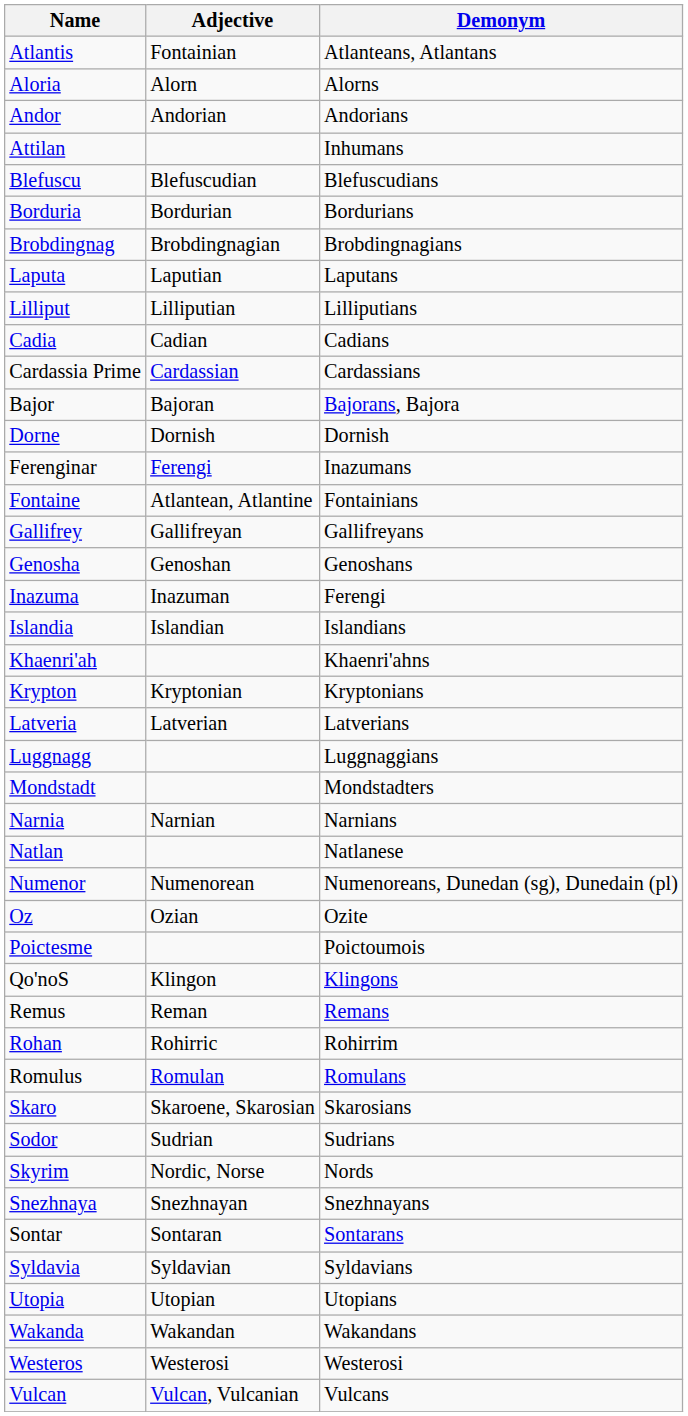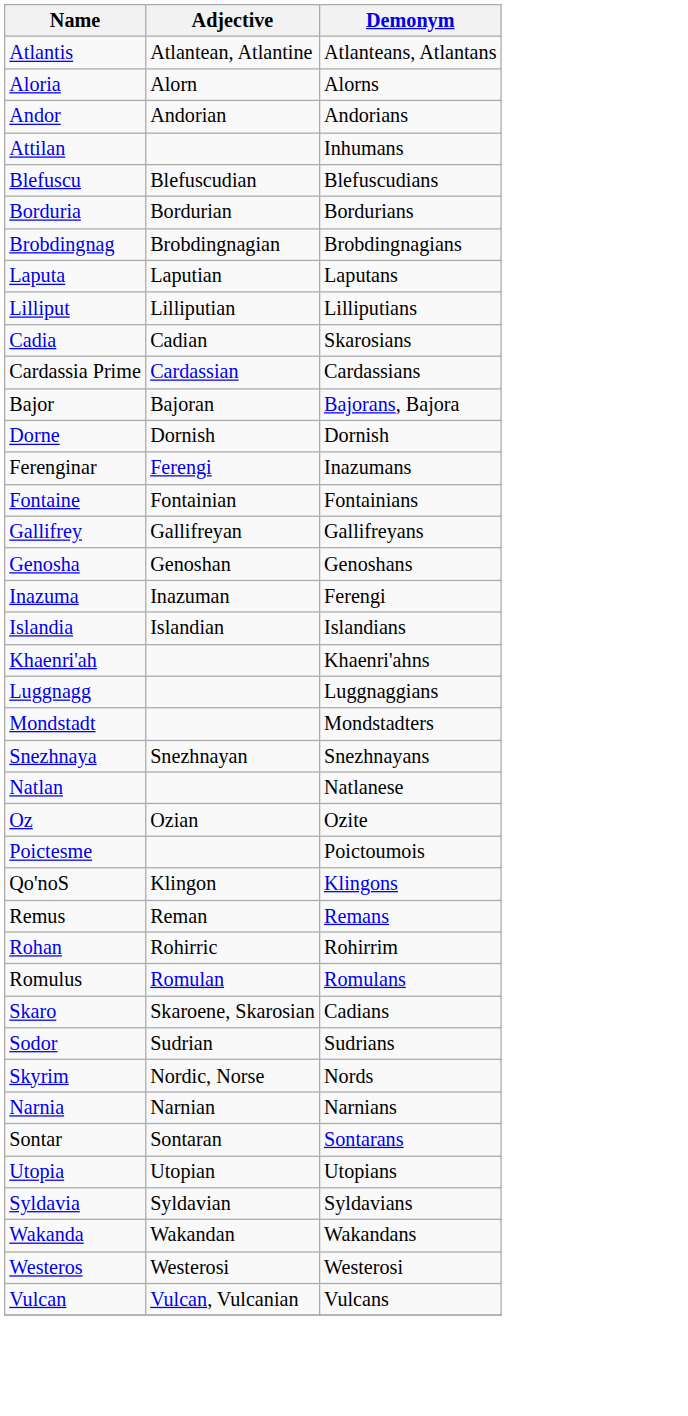(193, 52) Fontainian -> (231, 52) Atlantean, Atlantine
(357, 340) Cadians -> (368, 340) Skarosians
(231, 500) Atlantean, Atlantine -> (193, 500) Fontainian
- row: (43, 691)
- row: (43, 723)
rows swapped: (37, 819) <-> (53, 1203)
- row: (47, 883)
(368, 1107) Skarosians -> (357, 1011) Cadians
rows swapped: (45, 1267) <-> (37, 1299)
